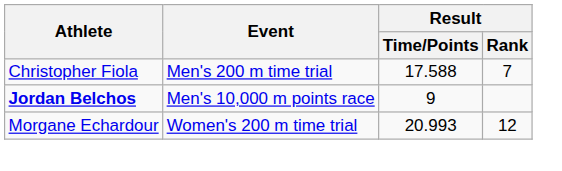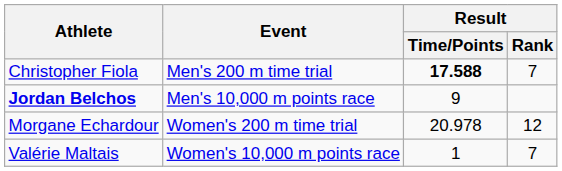(431, 72) normal -> (456, 72) bold
(431, 126) 20.993 -> (456, 126) 20.978
+ row: (64, 153)
